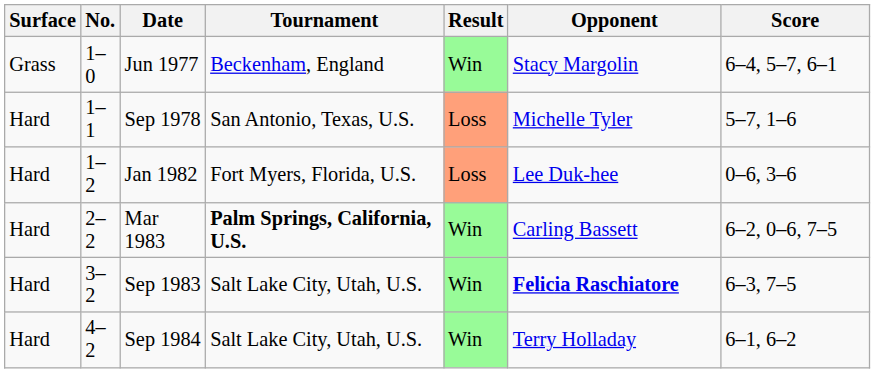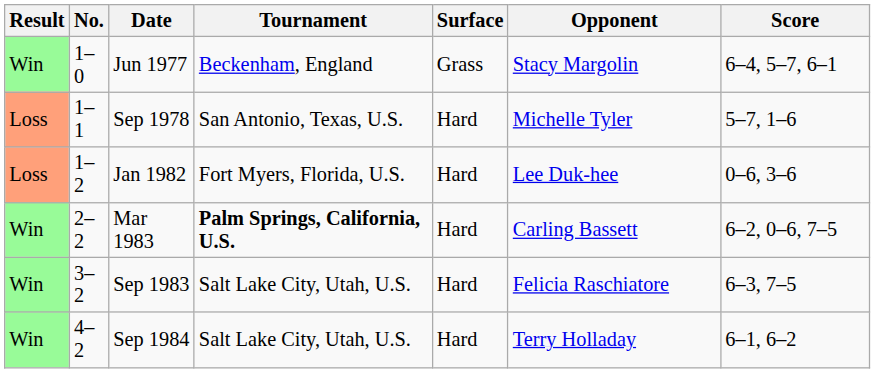columns swapped: (476, 20) <-> (43, 20)
(596, 284) bold -> (591, 284) normal
